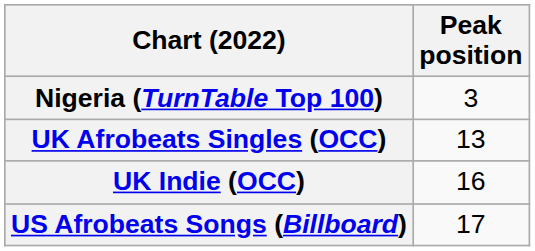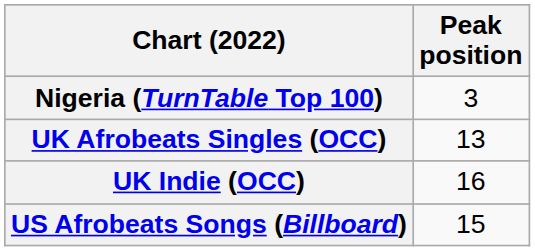(471, 223) 17 -> (471, 223) 15
